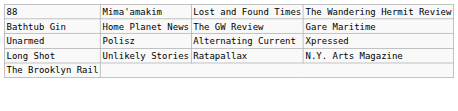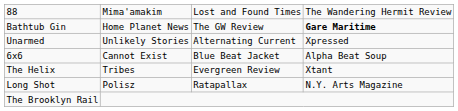(341, 26) normal -> (341, 26) bold
(119, 41) Polisz -> (146, 41) Unlikely Stories
+ row: (15, 56)
+ row: (31, 70)
(146, 56) Unlikely Stories -> (119, 85) Polisz
